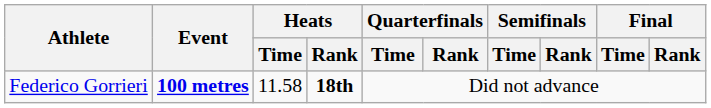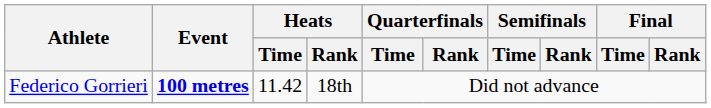(280, 86) 11.58 -> (280, 86) 11.42
(335, 86) bold -> (335, 86) normal
